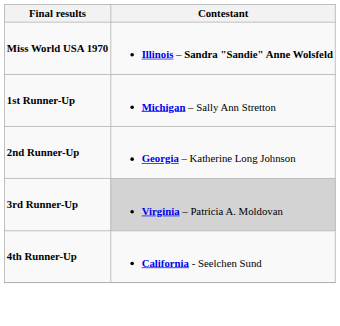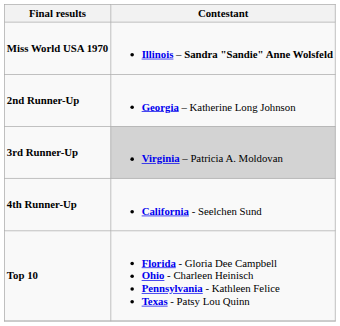- row: (41, 100)
+ row: (22, 276)
